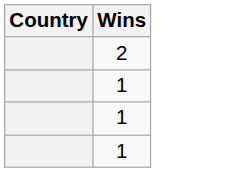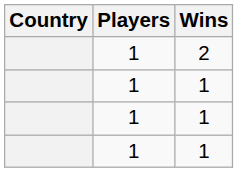+ column: (134, 20)
